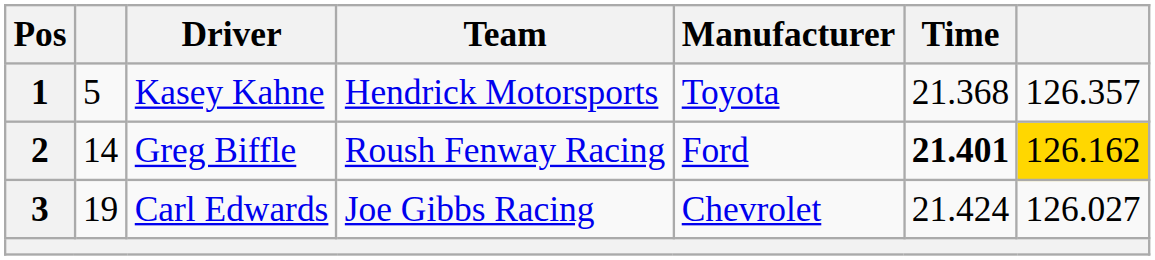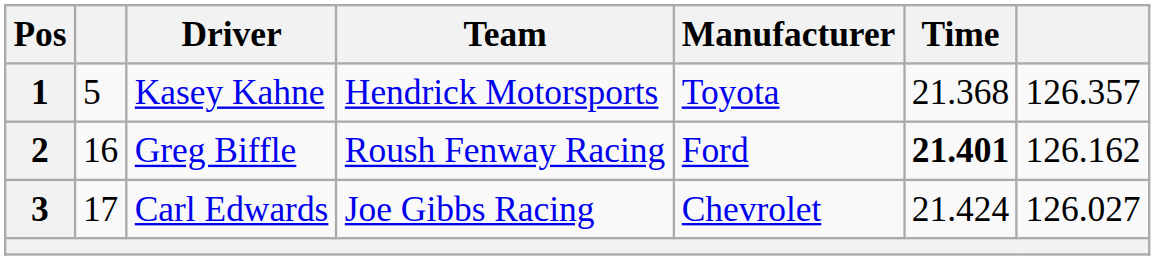(101, 150) 14 -> (101, 150) 16
(1083, 150) gold background -> (1083, 150) no background
(101, 209) 19 -> (101, 209) 17
